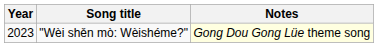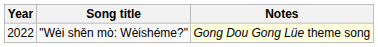(20, 33) 2023 -> (20, 33) 2022
